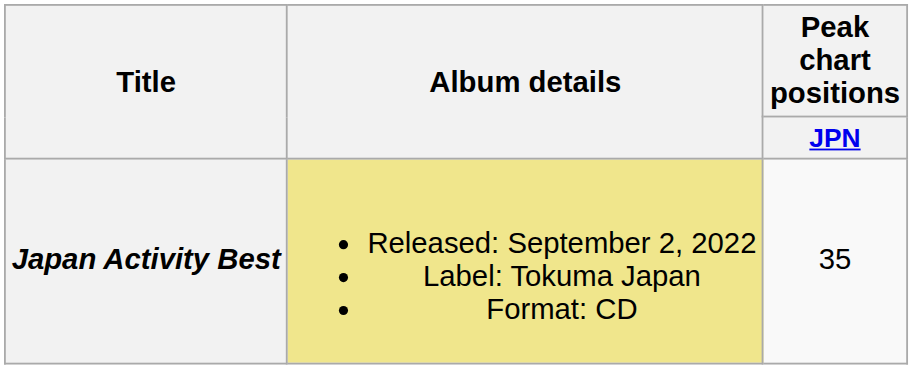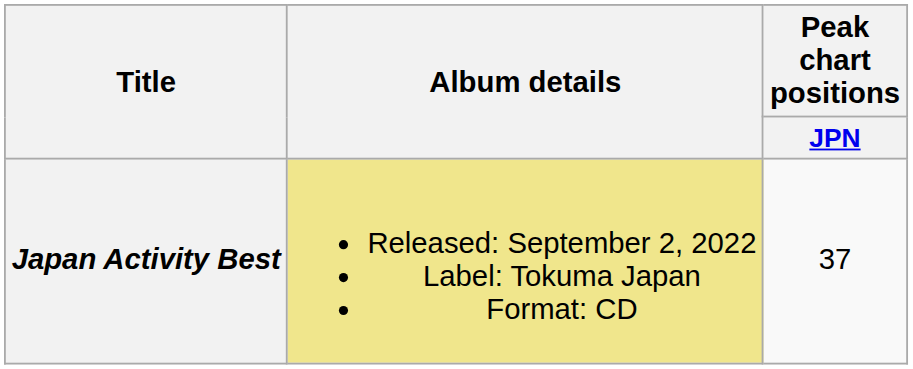(835, 260) 35 -> (835, 260) 37
